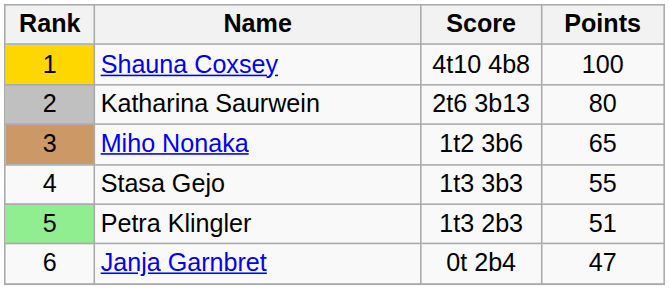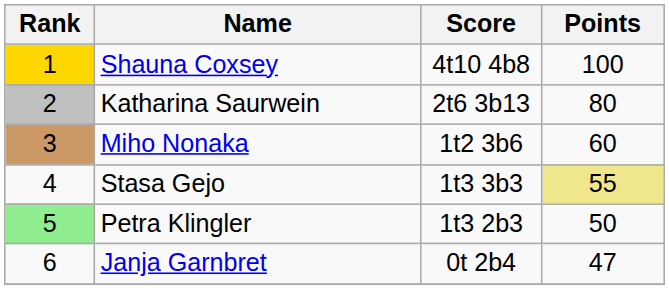(603, 143) 65 -> (603, 143) 60
(603, 183) no background -> (603, 183) khaki background
(603, 223) 51 -> (603, 223) 50
